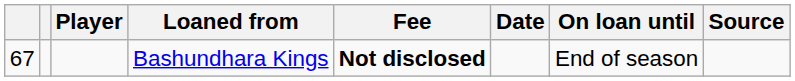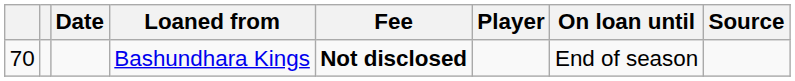columns swapped: (89, 22) <-> (520, 22)
(22, 57) 67 -> (22, 57) 70
